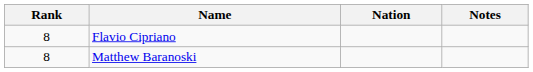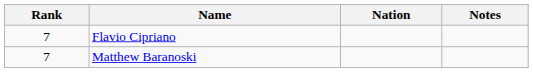(47, 36) 8 -> (47, 36) 7
(47, 57) 8 -> (47, 57) 7
